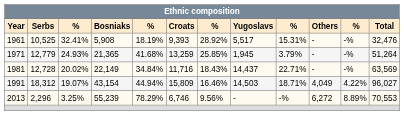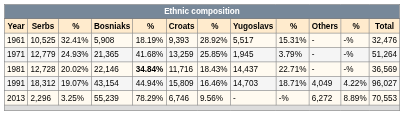(106, 69) 22,149 -> (106, 69) 22,146
(149, 69) normal -> (149, 69) bold
(385, 69) 63,569 -> (385, 69) 36,569
(245, 84) 14,503 -> (245, 84) 14,703
